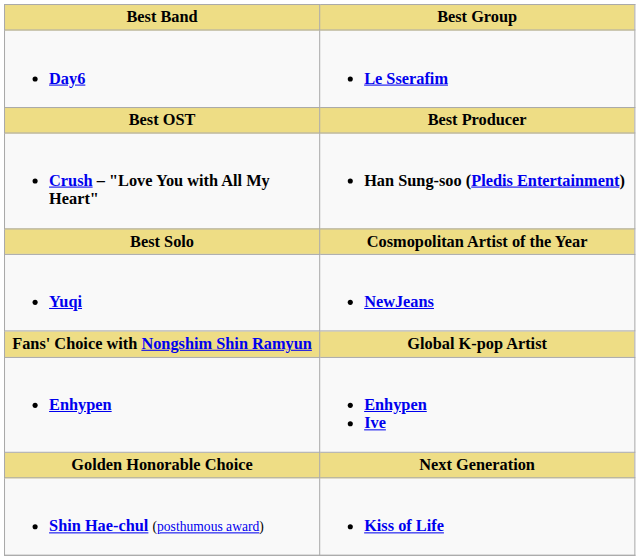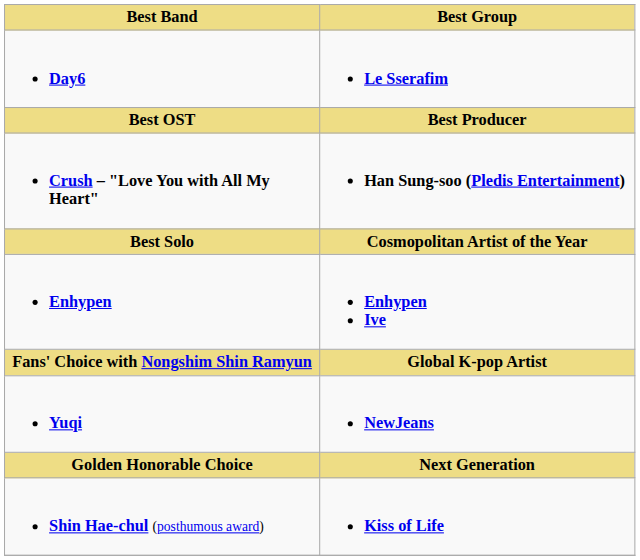rows swapped: (162, 302) <-> (162, 405)
